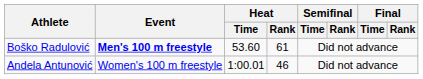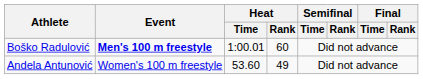(246, 48) 53.60 -> (246, 48) 1:00.01
(282, 48) 61 -> (282, 48) 60
(246, 65) 1:00.01 -> (246, 65) 53.60
(282, 65) 46 -> (282, 65) 49
